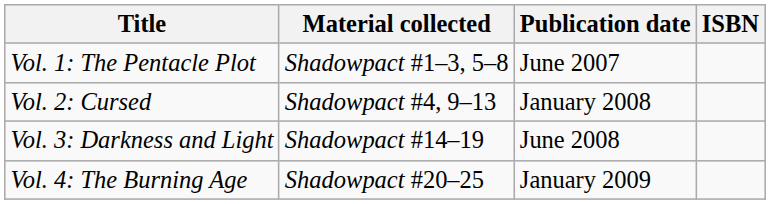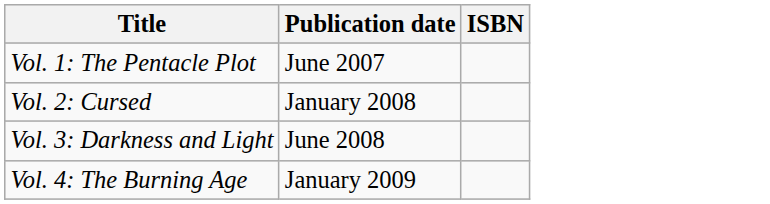- column: (397, 23)
